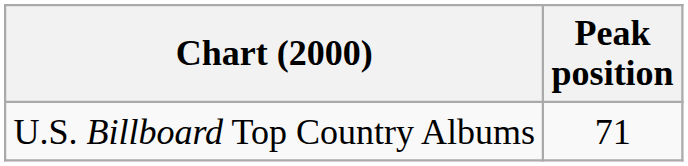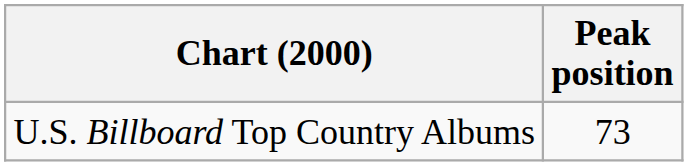(613, 130) 71 -> (613, 130) 73
